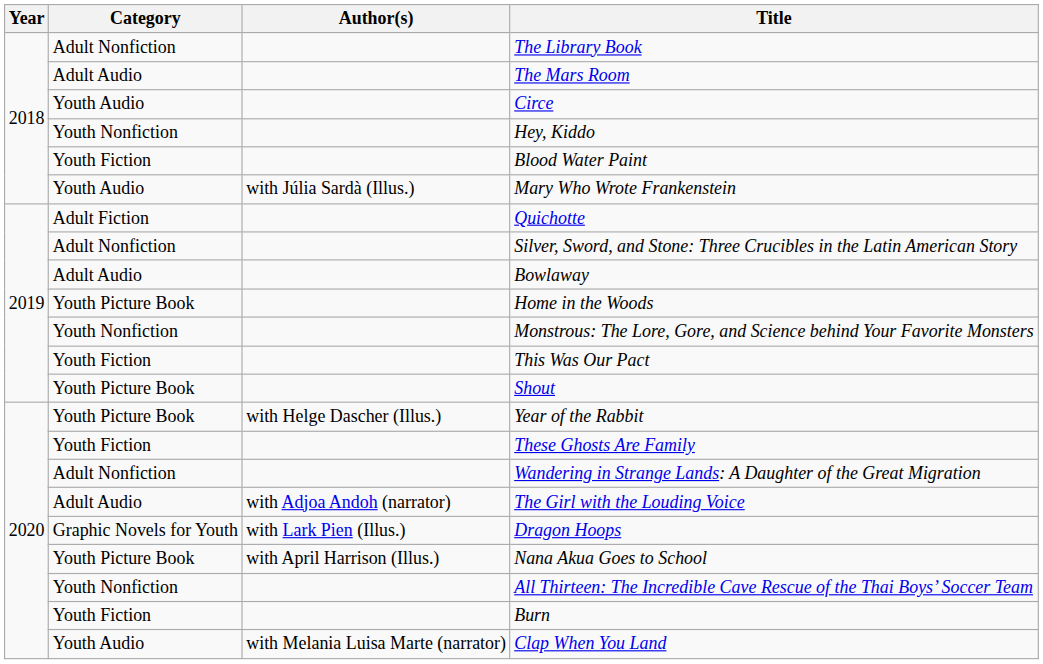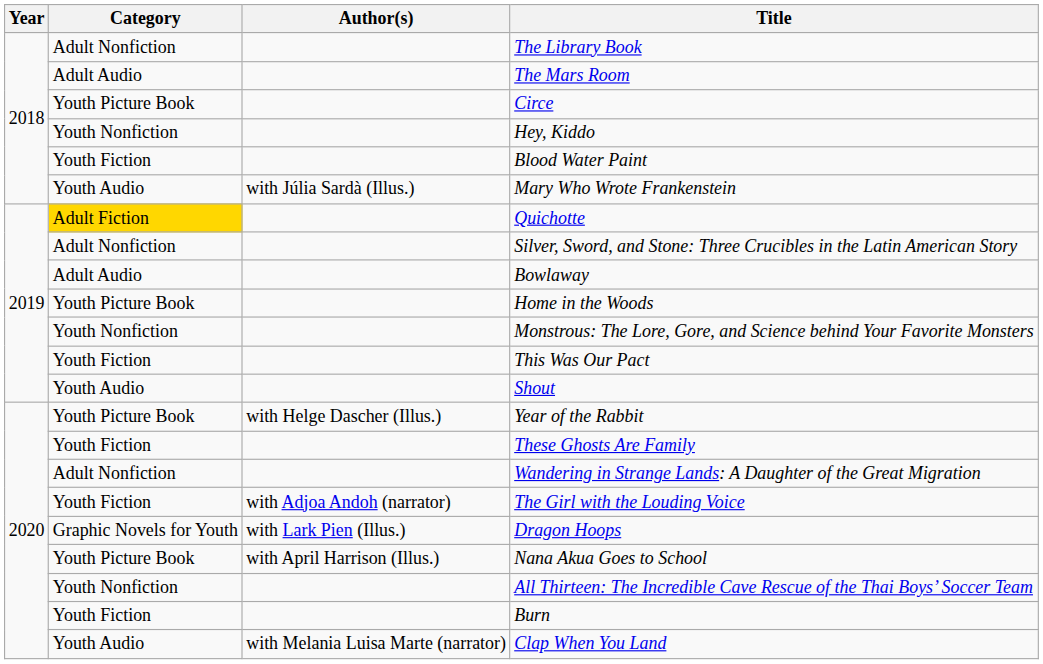(98, 103) Youth Audio -> (124, 103) Youth Picture Book
(101, 217) no background -> (101, 217) gold background
(124, 388) Youth Picture Book -> (98, 388) Youth Audio
(97, 501) Adult Audio -> (102, 501) Youth Fiction
